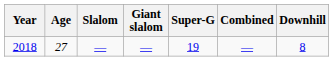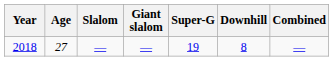columns swapped: (303, 20) <-> (247, 20)
